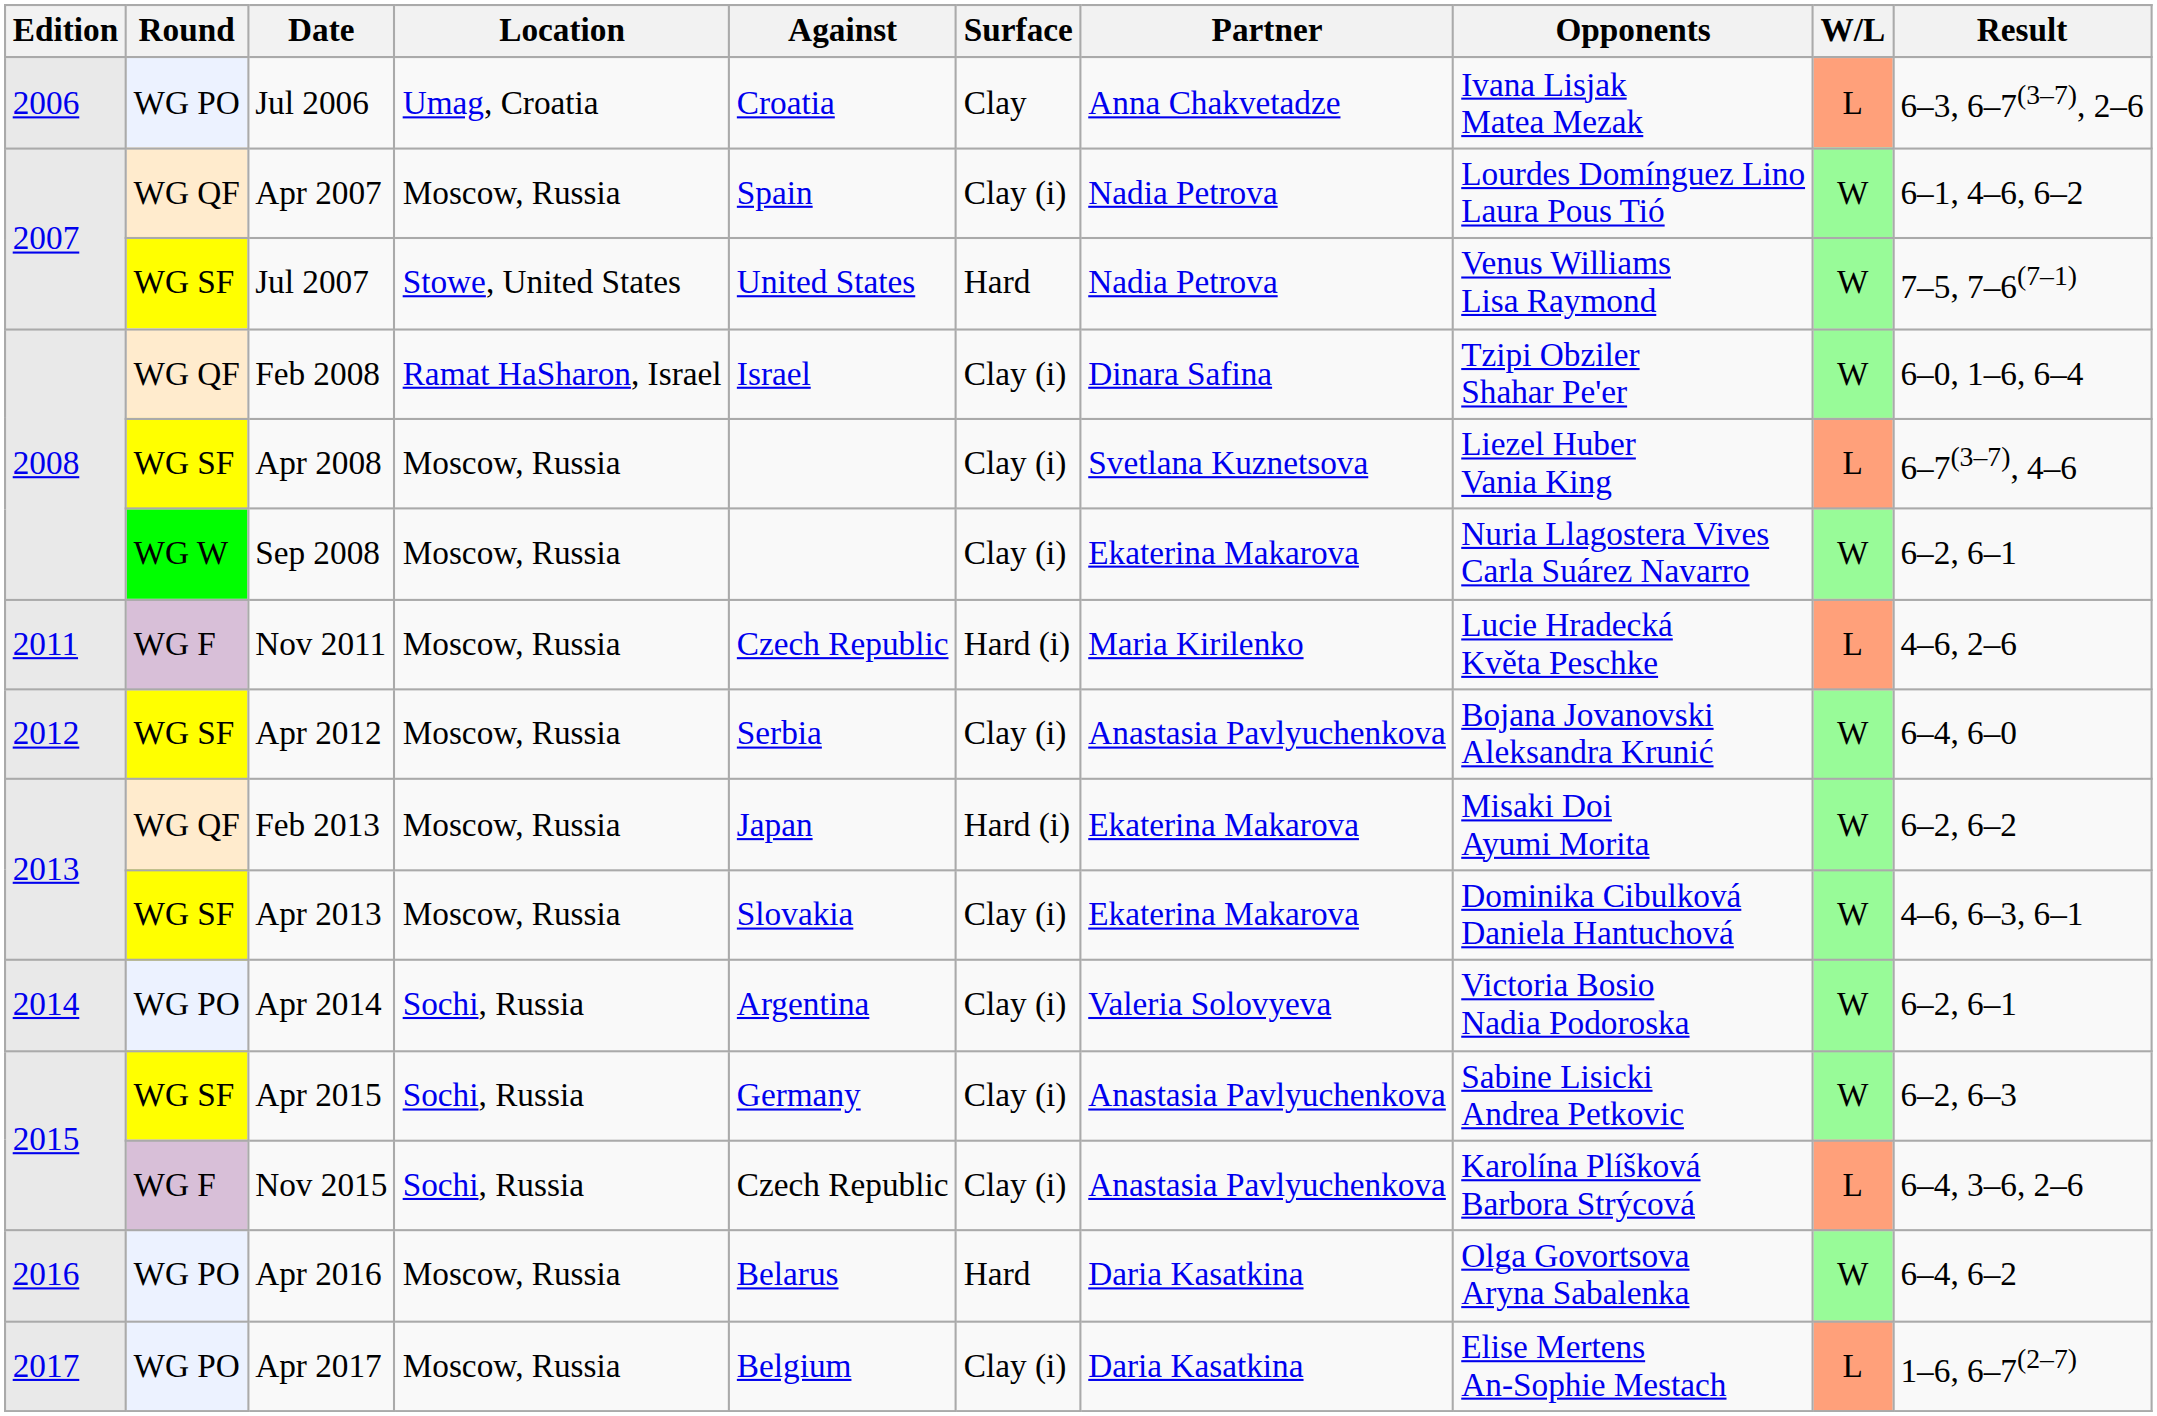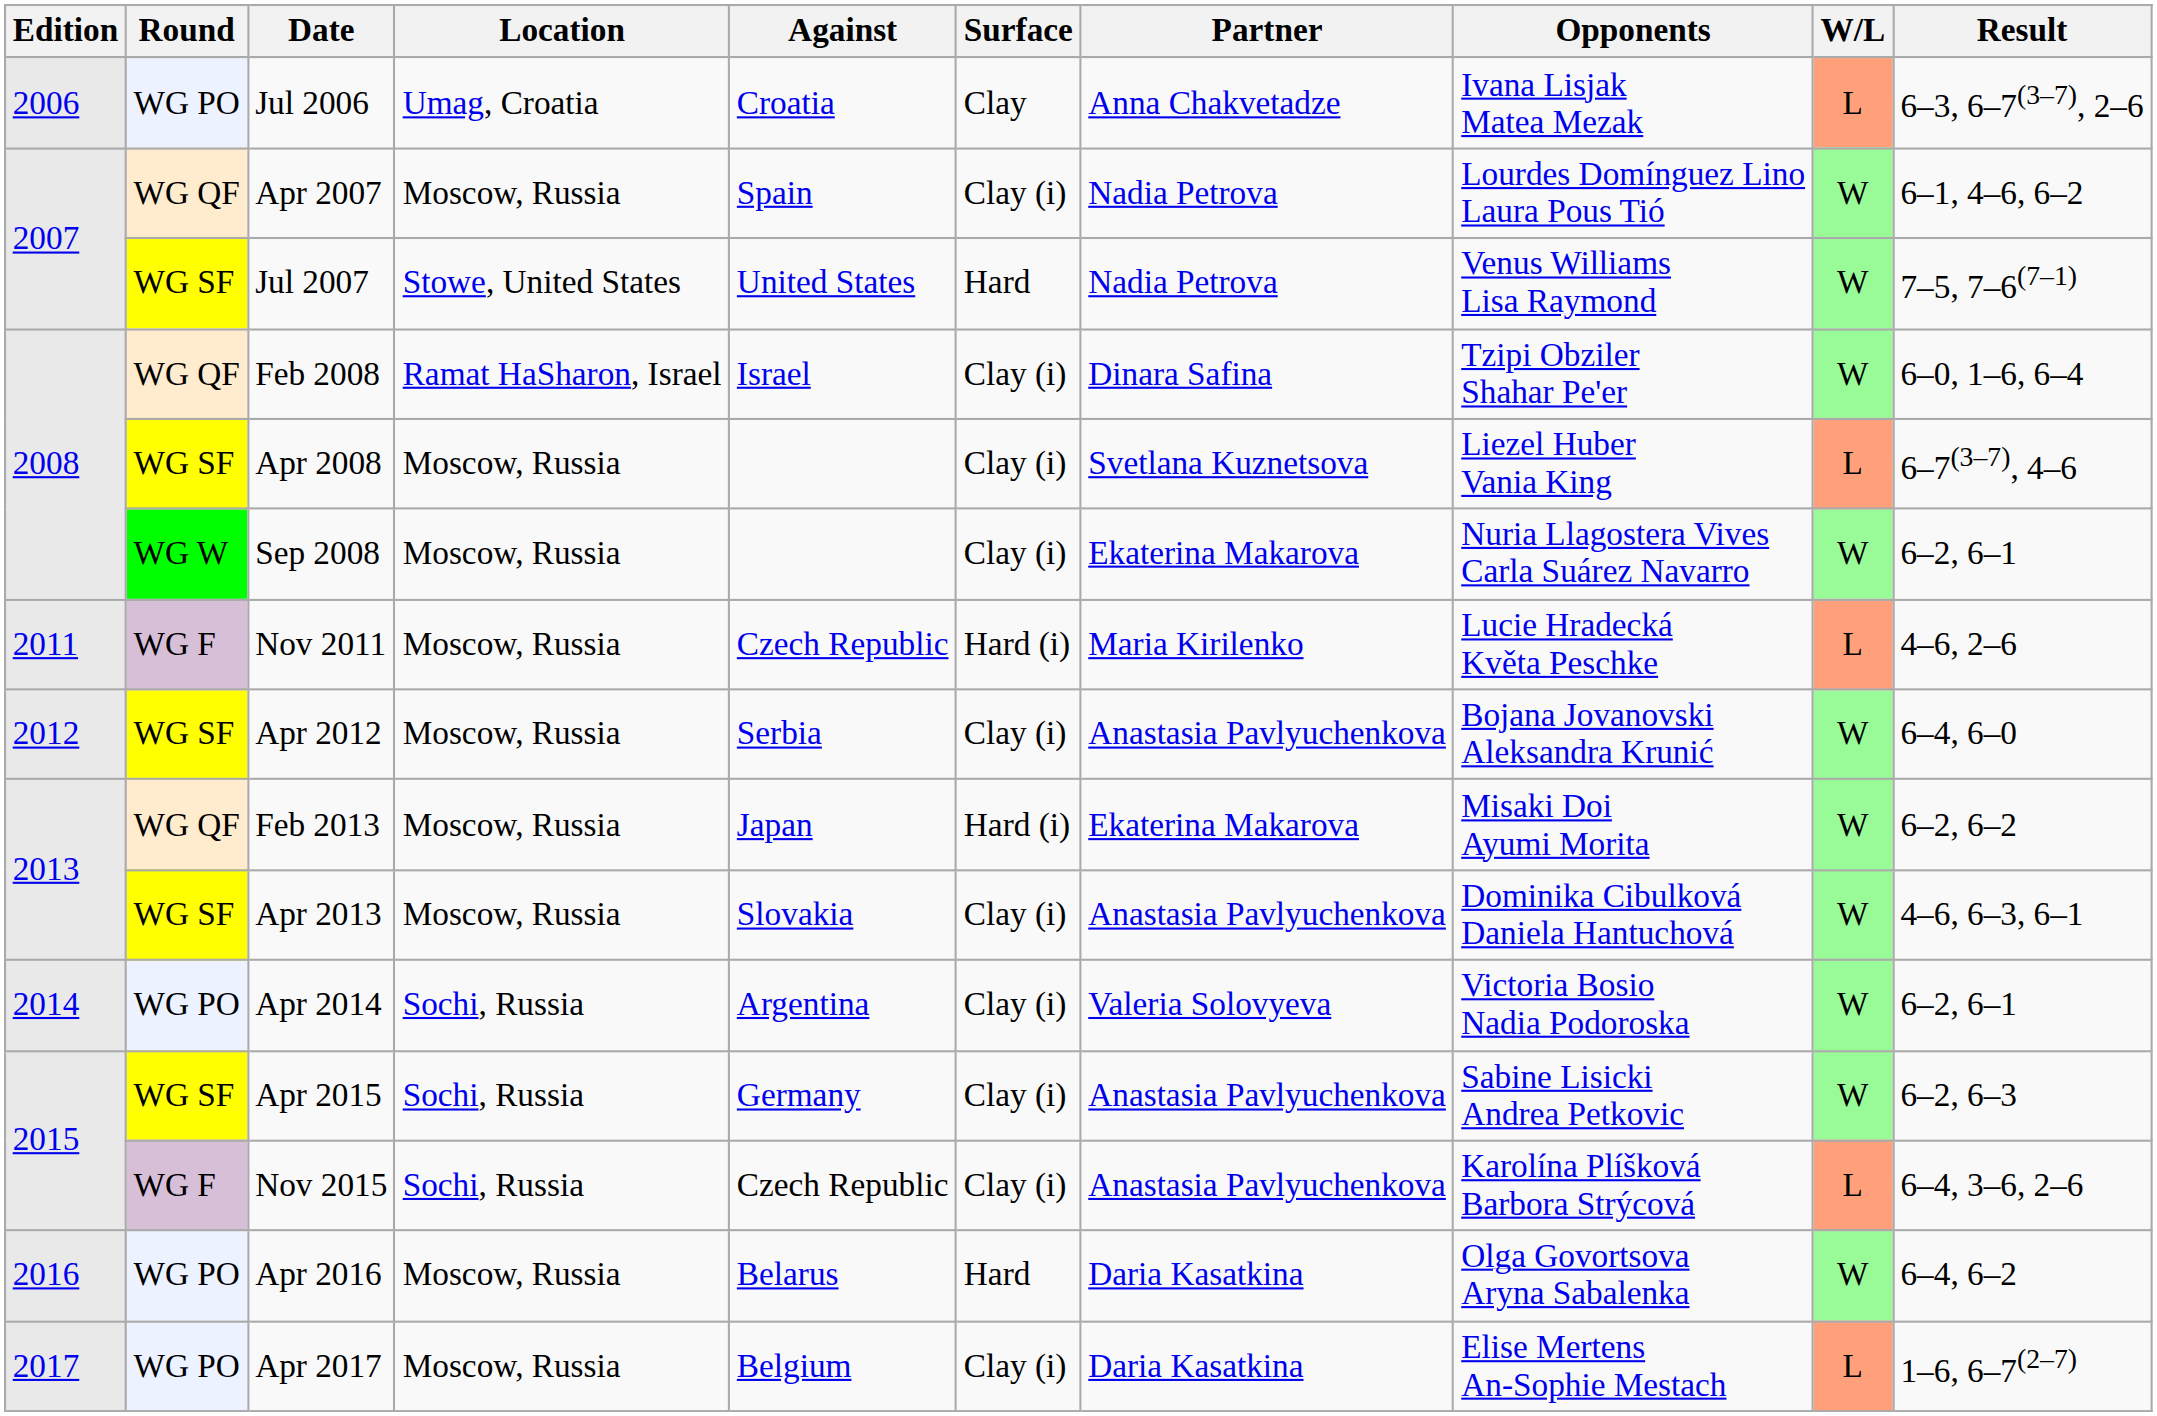(1224, 914) Ekaterina Makarova -> (1267, 914) Anastasia Pavlyuchenkova
